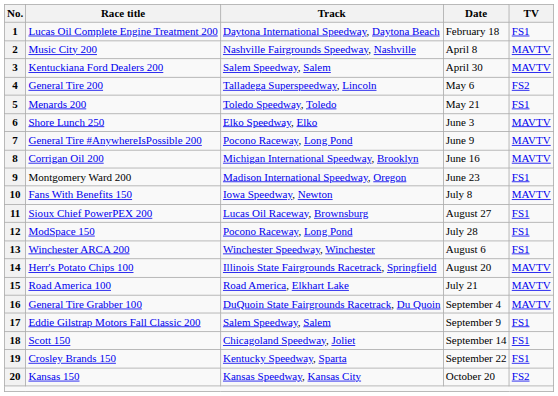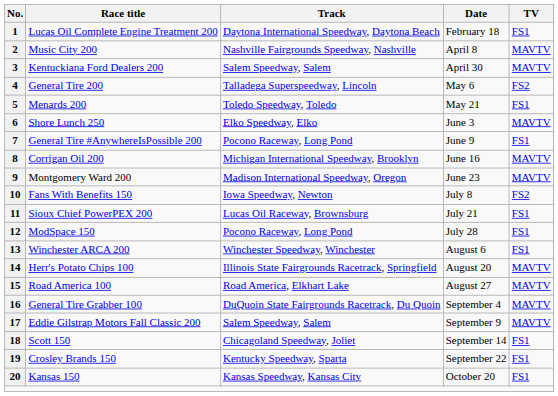(531, 140) MAVTV -> (521, 140) FS1
(521, 176) FS1 -> (531, 176) MAVTV
(531, 194) MAVTV -> (521, 194) FS2
(468, 213) August 27 -> (462, 213) July 21
(462, 285) July 21 -> (468, 285) August 27
(521, 322) FS1 -> (531, 322) MAVTV
(521, 376) FS2 -> (521, 376) FS1
